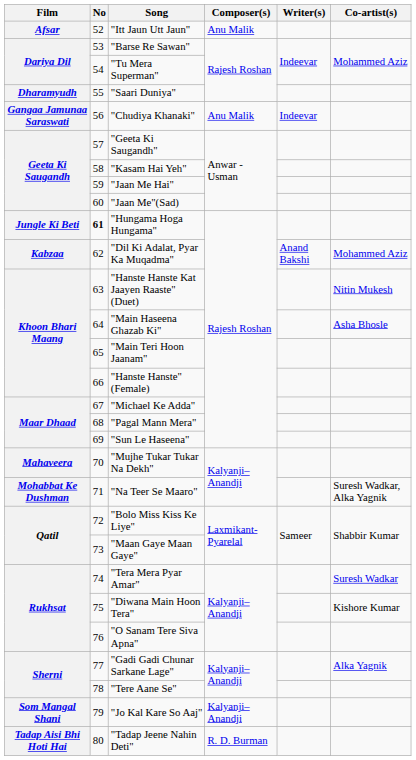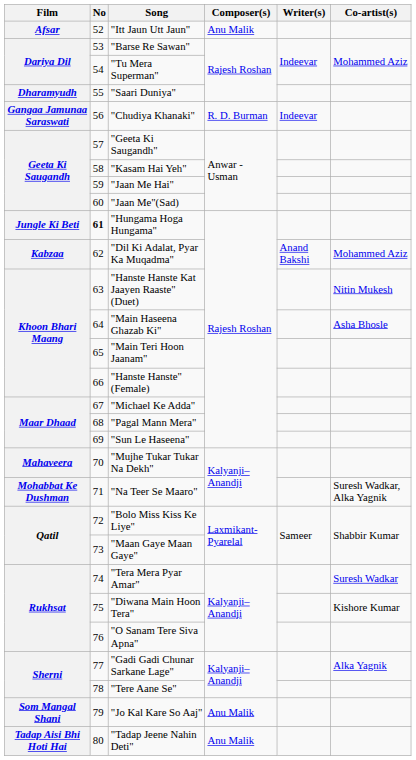(231, 116) Anu Malik -> (238, 116) R. D. Burman
(229, 712) Kalyanji–Anandji -> (231, 712) Anu Malik
(238, 741) R. D. Burman -> (231, 741) Anu Malik
